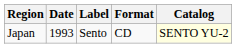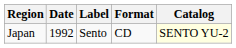(61, 33) 1993 -> (61, 33) 1992
